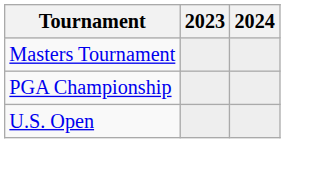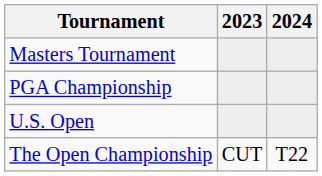+ row: (111, 154)
